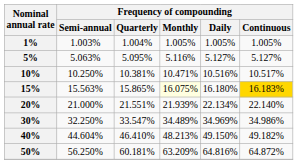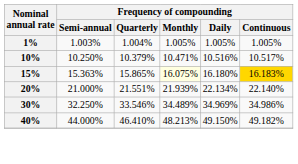- row: (31, 58)
(137, 74) 10.381% -> (137, 58) 10.379%
(85, 89) 15.563% -> (85, 74) 15.363%
(137, 120) 33.547% -> (137, 105) 33.546%
(85, 136) 44.604% -> (85, 120) 44.000%
- row: (31, 151)
